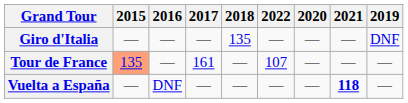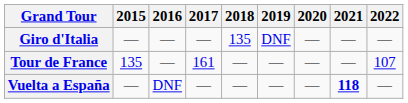columns swapped: (385, 16) <-> (276, 16)
(131, 62) lightsalmon background -> (131, 62) no background
